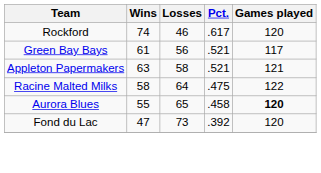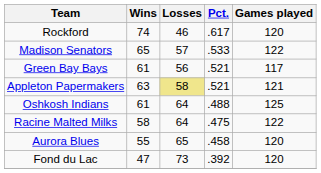+ row: (66, 50)
(182, 68) no background -> (182, 86) khaki background
+ row: (66, 104)
(274, 104) bold -> (274, 141) normal
